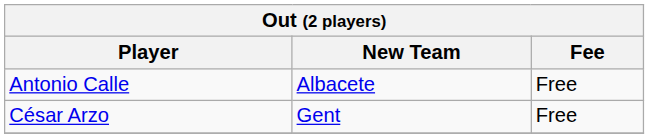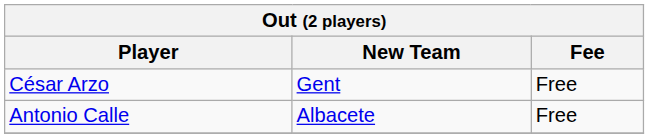rows swapped: (59, 116) <-> (69, 84)
